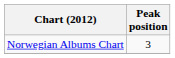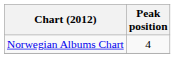(148, 44) 3 -> (148, 44) 4
